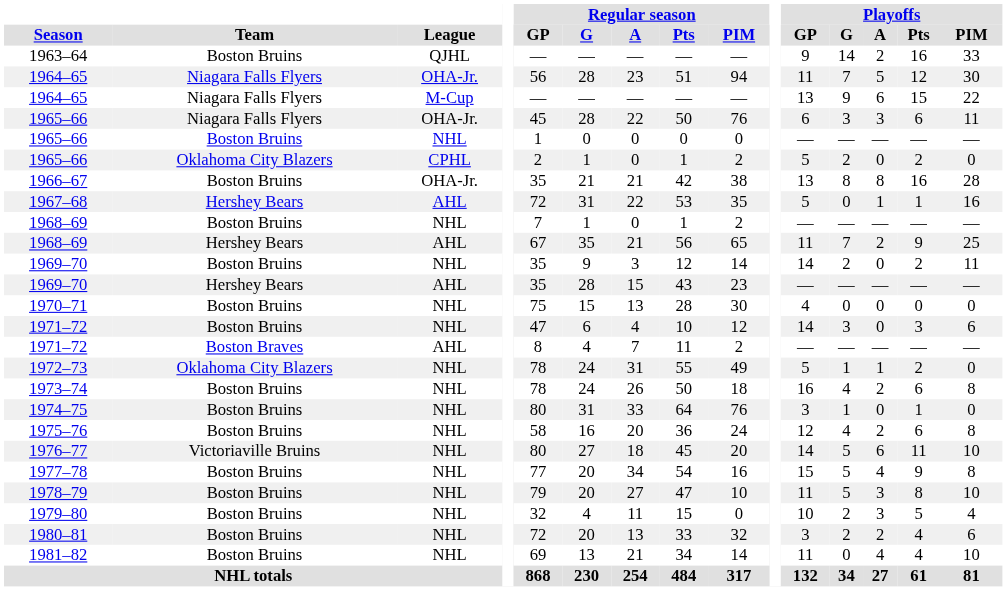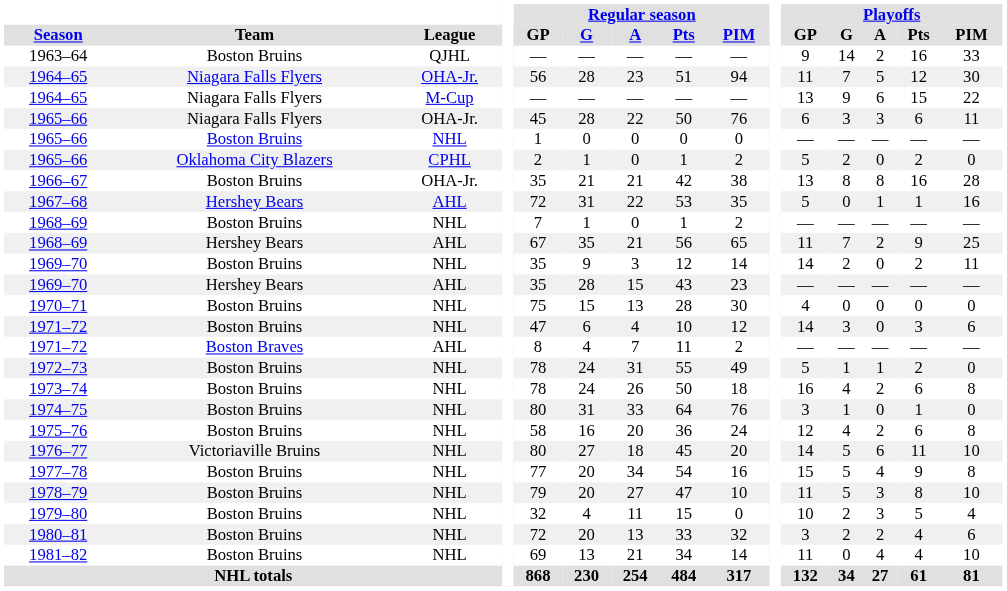(255, 367) Oklahoma City Blazers -> (255, 367) Boston Bruins
